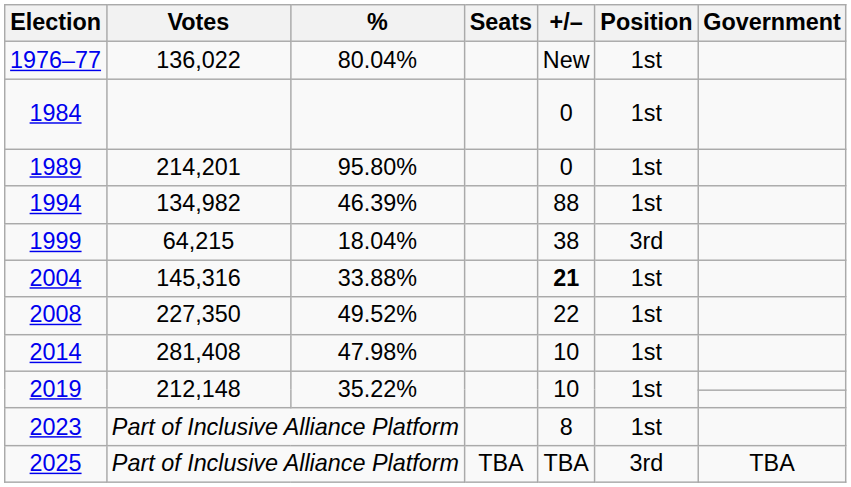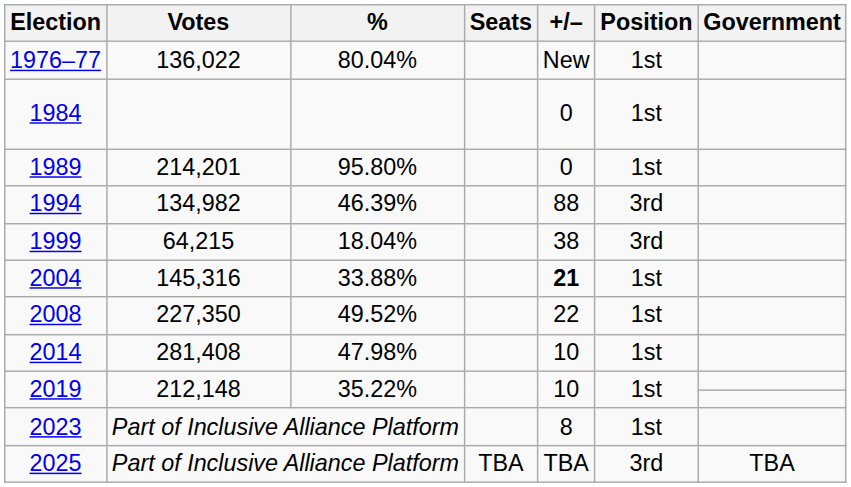(646, 204) 1st -> (646, 204) 3rd
